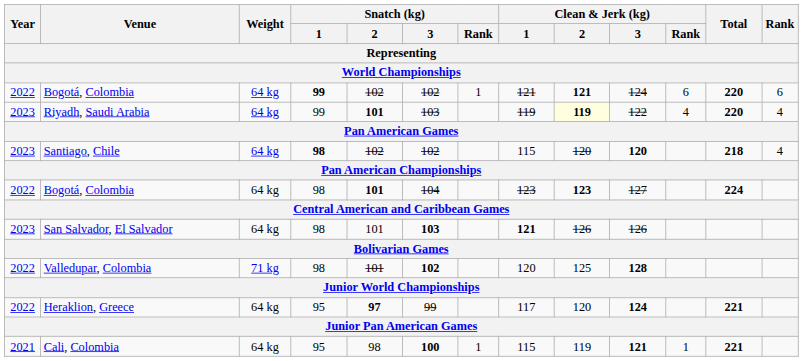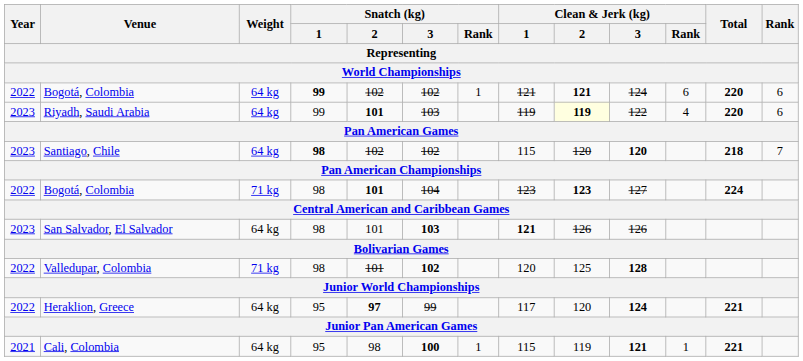(780, 111) 4 -> (780, 111) 6
(780, 151) 4 -> (780, 151) 7
(265, 190) 64 kg -> (265, 190) 71 kg
